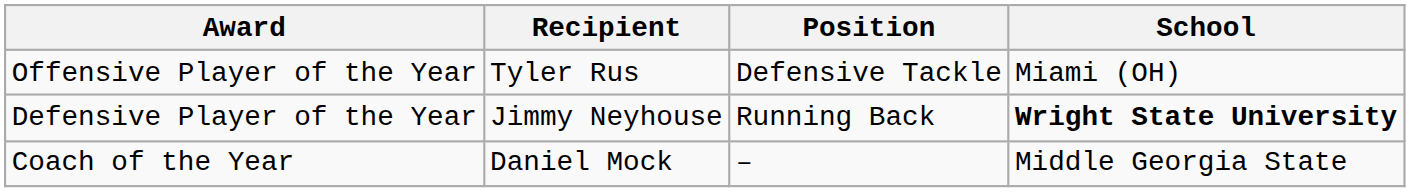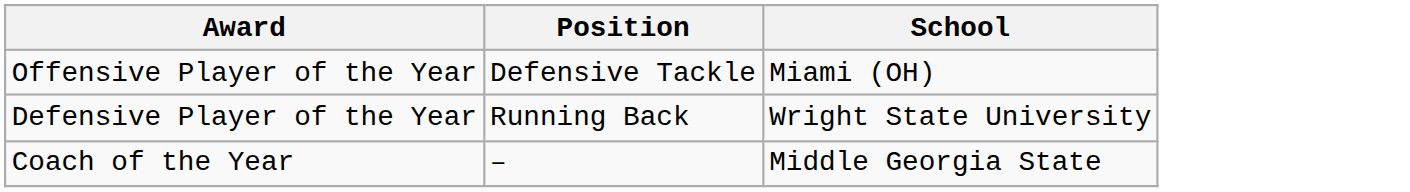- column: (606, 28)
(1206, 118) bold -> (960, 118) normal
